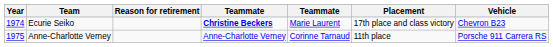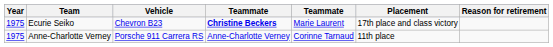columns swapped: (502, 10) <-> (157, 10)
(15, 23) 1974 -> (15, 23) 1975
